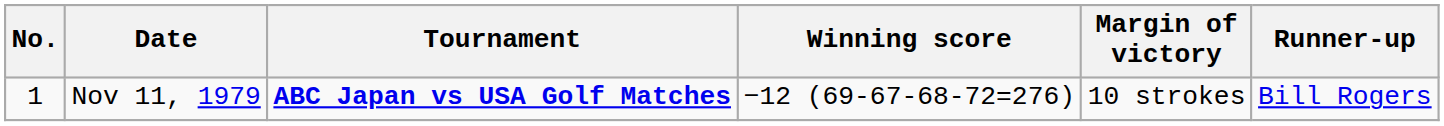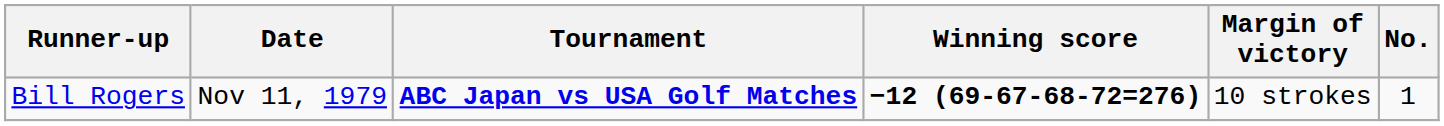columns swapped: (35, 42) <-> (1345, 42)
(909, 99) normal -> (1036, 99) bold
